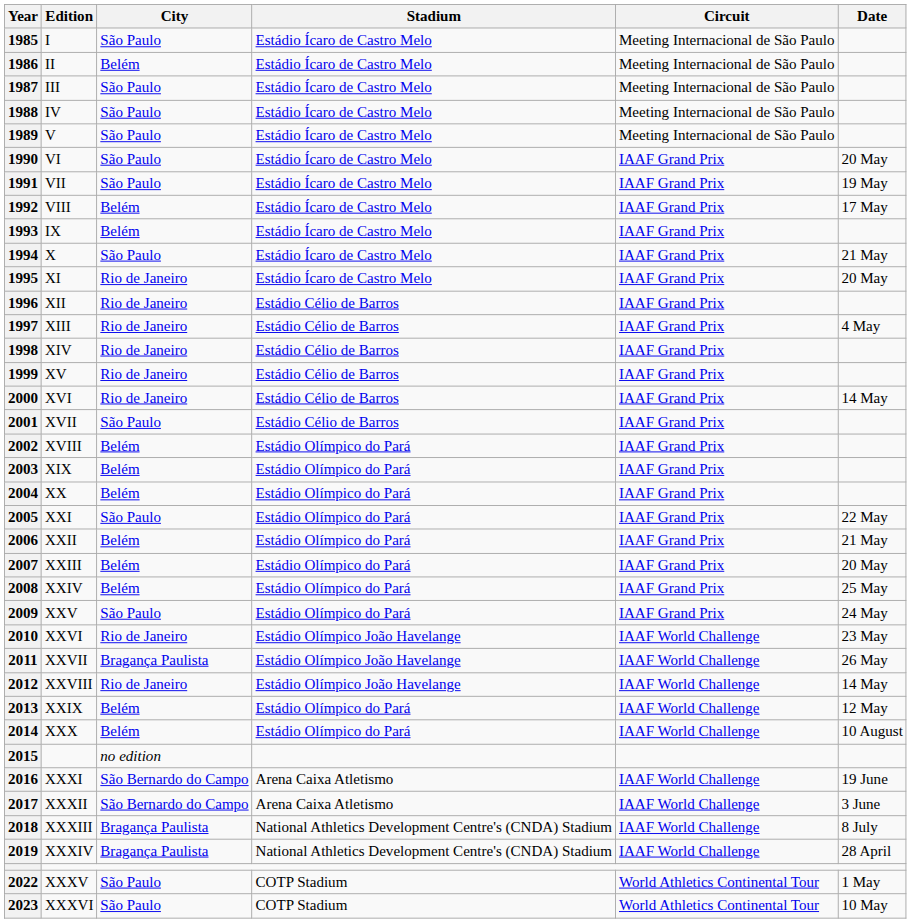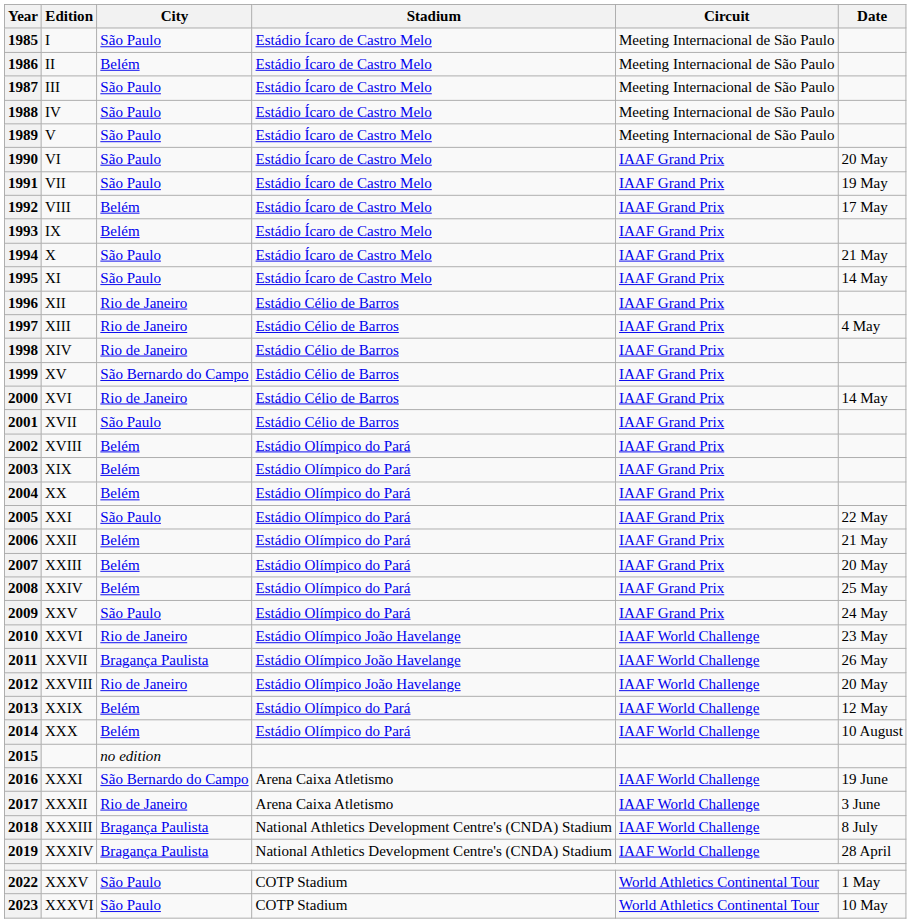(144, 278) Rio de Janeiro -> (131, 278) São Paulo
(865, 278) 20 May -> (865, 278) 14 May
(144, 374) Rio de Janeiro -> (174, 374) São Bernardo do Campo
(865, 684) 14 May -> (865, 684) 20 May
(174, 803) São Bernardo do Campo -> (144, 803) Rio de Janeiro
